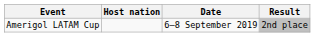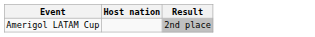- column: (211, 11)
